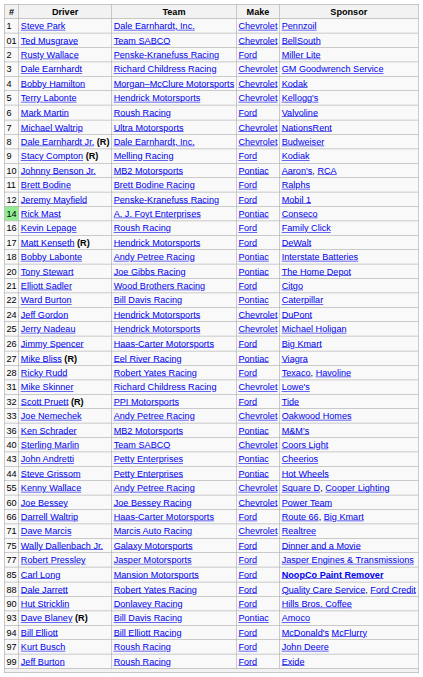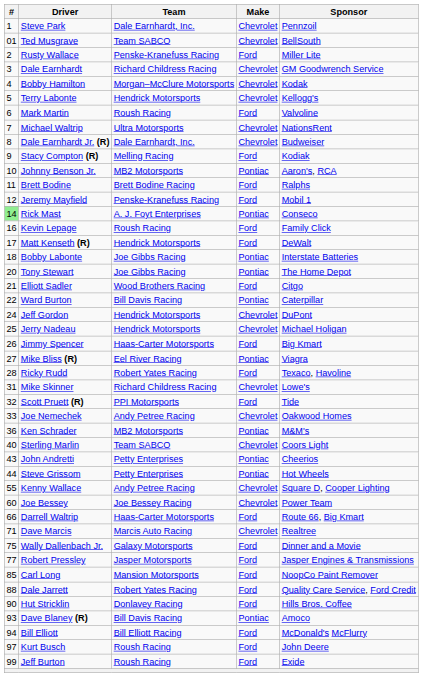(154, 257) Andy Petree Racing -> (150, 257) Joe Gibbs Racing
(333, 575) bold -> (330, 575) normal
